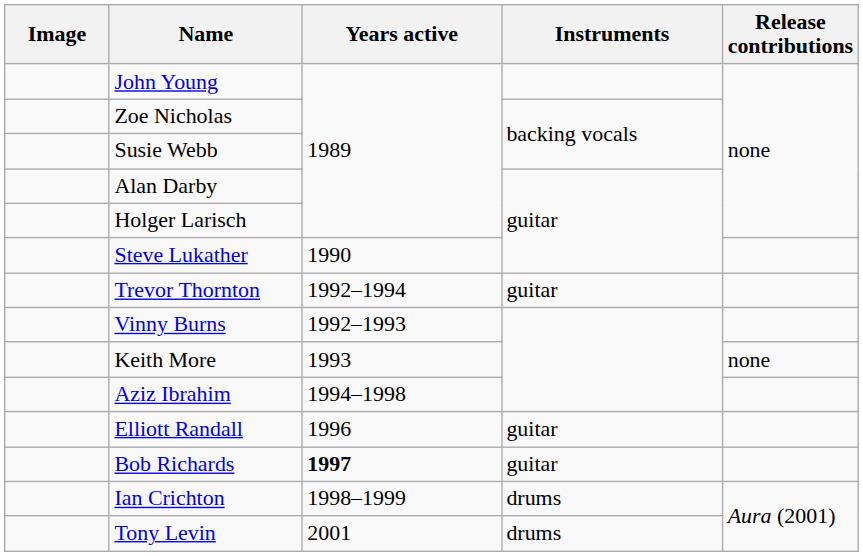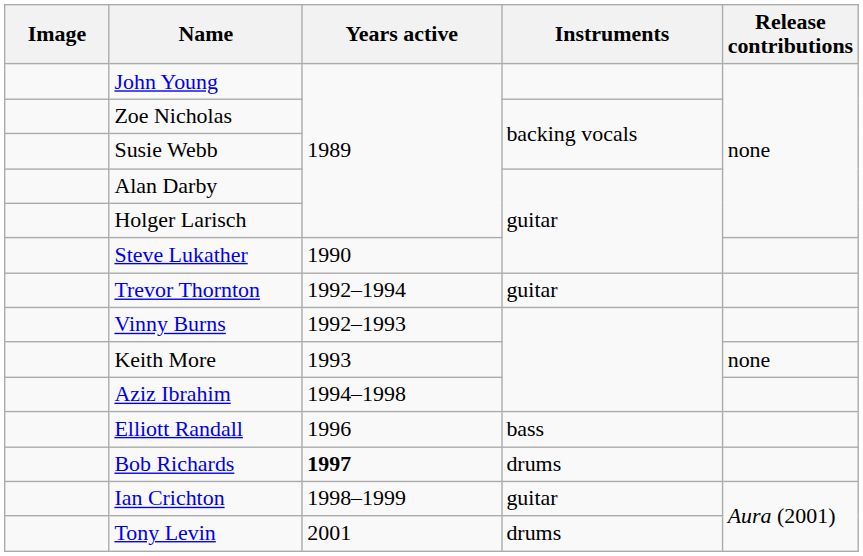(532, 428) guitar -> (525, 428) bass
(532, 463) guitar -> (534, 463) drums
(534, 498) drums -> (532, 498) guitar
